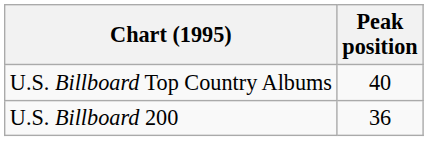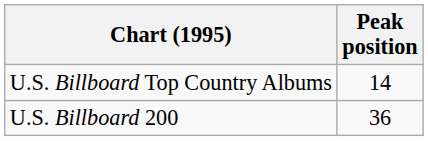(380, 82) 40 -> (380, 82) 14
